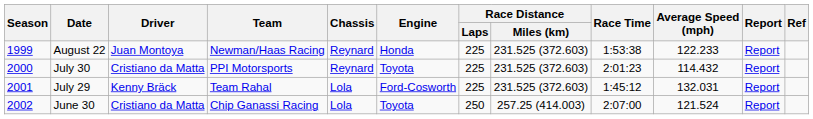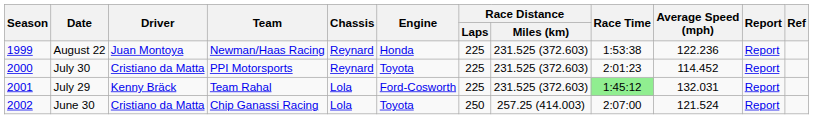(698, 50) 122.233 -> (698, 50) 122.236
(698, 69) 114.432 -> (698, 69) 114.452
(622, 87) no background -> (622, 87) lightgreen background
